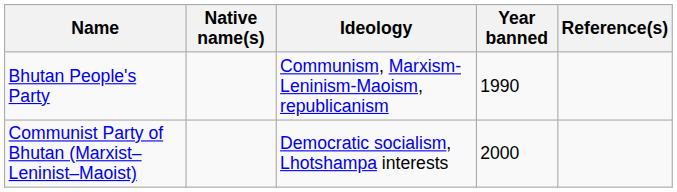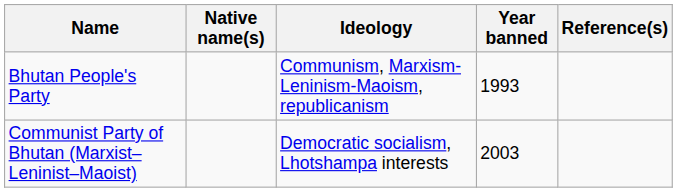(500, 85) 1990 -> (500, 85) 1993
(500, 153) 2000 -> (500, 153) 2003
